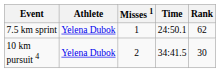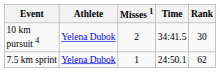rows swapped: (32, 30) <-> (23, 53)
